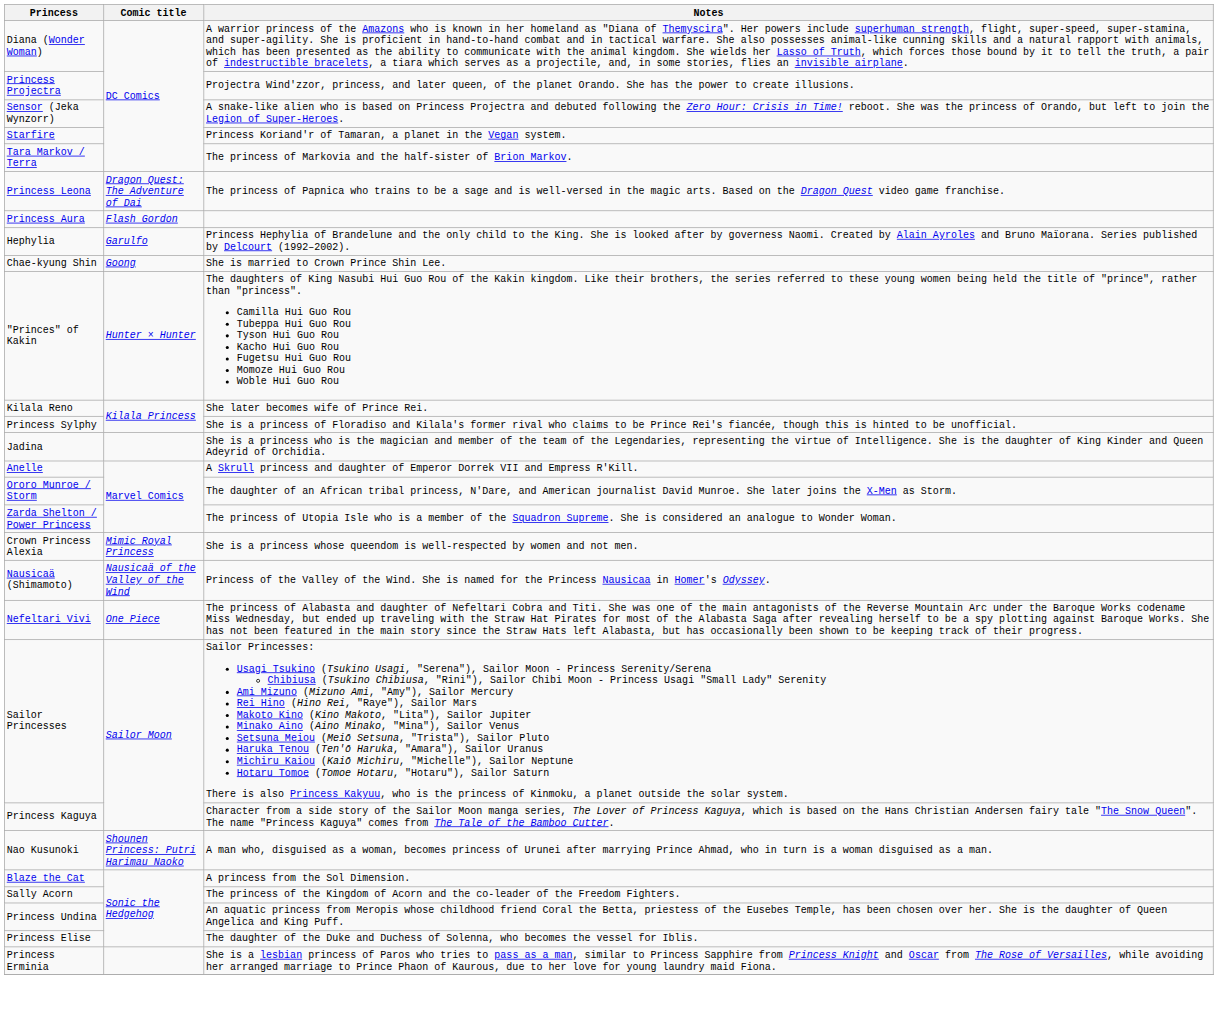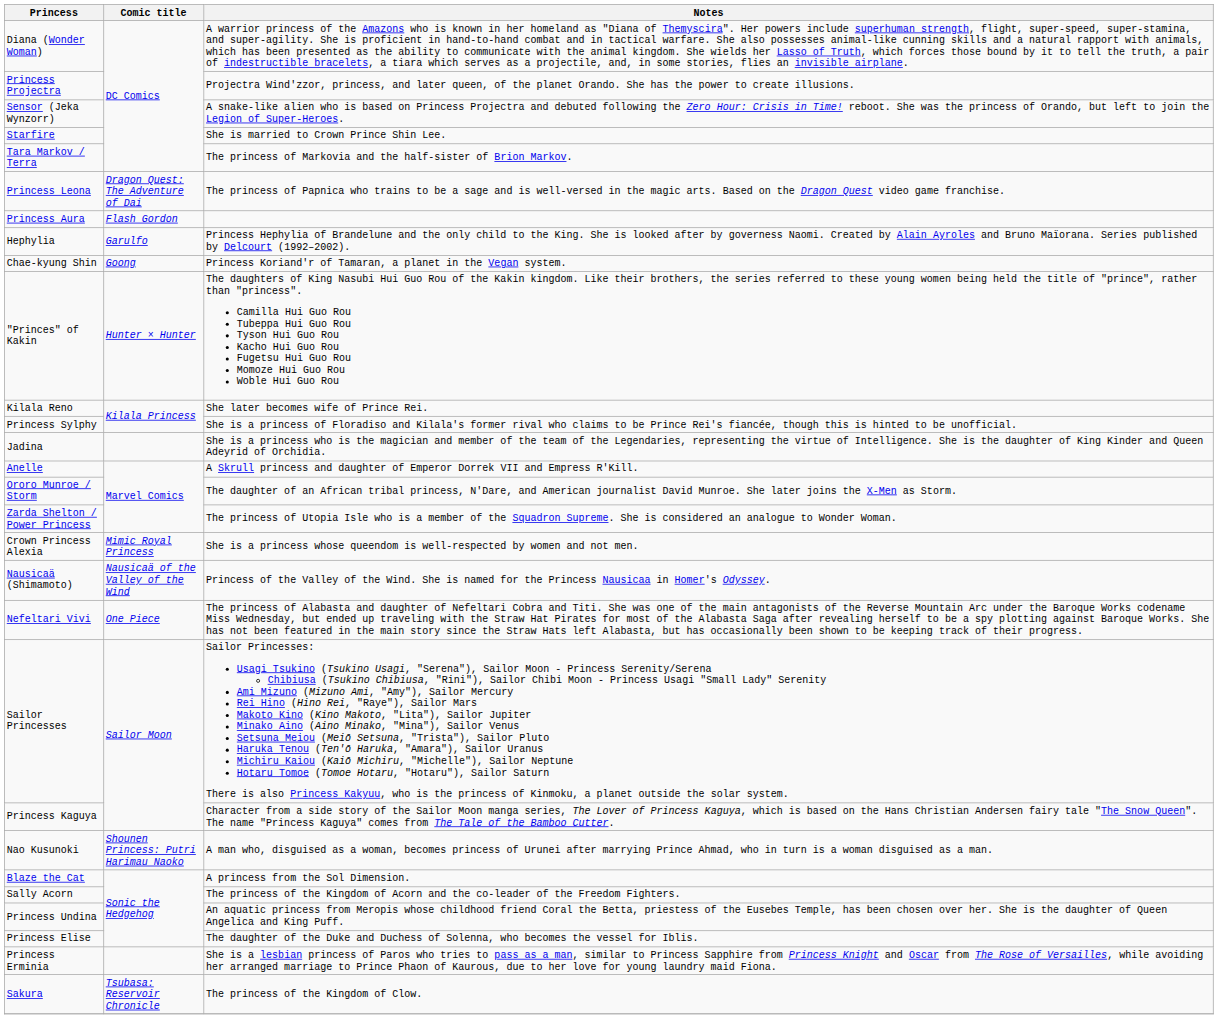(386, 136) Princess Koriand'r of Tamaran, a planet in the Vegan system. -> (326, 136) She is married to Crown Prince Shin Lee.
(326, 263) She is married to Crown Prince Shin Lee. -> (386, 263) Princess Koriand'r of Tamaran, a planet in the Vegan system.
+ row: (25, 994)
